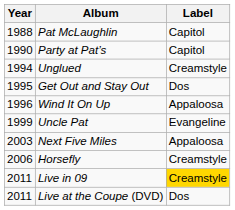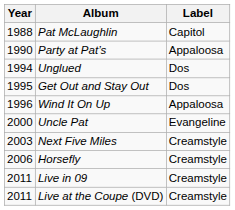(187, 50) Capitol -> (196, 50) Appaloosa
(198, 68) Creamstyle -> (179, 68) Dos
(20, 123) 1999 -> (20, 123) 2000
(196, 141) Appaloosa -> (198, 141) Creamstyle
(198, 178) gold background -> (198, 178) no background
(179, 196) Dos -> (198, 196) Creamstyle
